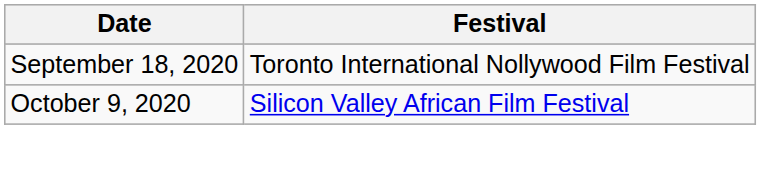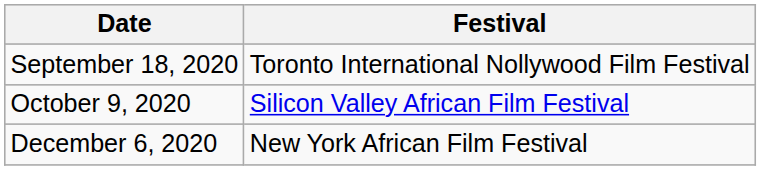+ row: (114, 143)
